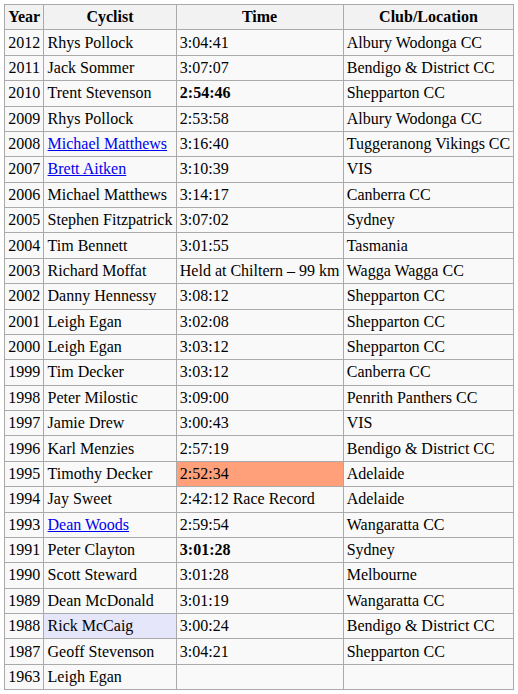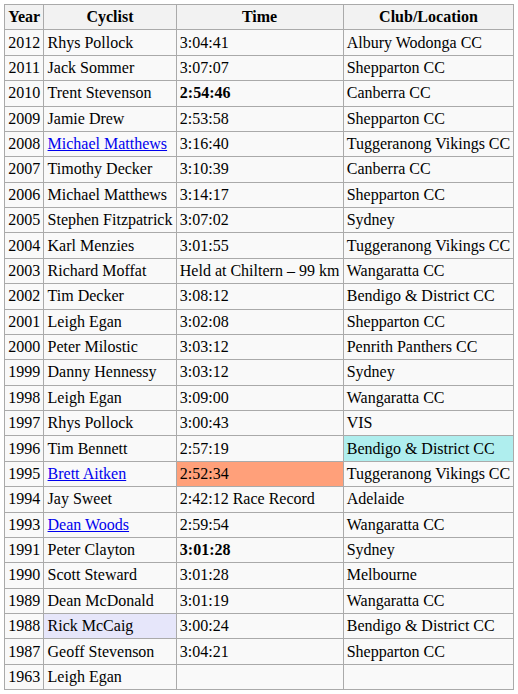(421, 67) Bendigo & District CC -> (396, 67) Shepparton CC
(396, 93) Shepparton CC -> (389, 93) Canberra CC
(90, 118) Rhys Pollock -> (86, 118) Jamie Drew
(414, 118) Albury Wodonga CC -> (396, 118) Shepparton CC
(87, 169) Brett Aitken -> (100, 169) Timothy Decker
(360, 169) VIS -> (389, 169) Canberra CC
(389, 194) Canberra CC -> (396, 194) Shepparton CC
(88, 245) Tim Bennett -> (91, 245) Karl Menzies
(377, 245) Tasmania -> (428, 245) Tuggeranong Vikings CC
(405, 270) Wagga Wagga CC -> (396, 270) Wangaratta CC
(102, 296) Danny Hennessy -> (86, 296) Tim Decker
(396, 296) Shepparton CC -> (421, 296) Bendigo & District CC
(85, 347) Leigh Egan -> (93, 347) Peter Milostic
(396, 347) Shepparton CC -> (412, 347) Penrith Panthers CC
(86, 372) Tim Decker -> (102, 372) Danny Hennessy
(389, 372) Canberra CC -> (371, 372) Sydney
(93, 397) Peter Milostic -> (85, 397) Leigh Egan
(412, 397) Penrith Panthers CC -> (396, 397) Wangaratta CC
(86, 423) Jamie Drew -> (90, 423) Rhys Pollock
(91, 448) Karl Menzies -> (88, 448) Tim Bennett
(421, 448) no background -> (421, 448) paleturquoise background
(100, 473) Timothy Decker -> (87, 473) Brett Aitken
(376, 473) Adelaide -> (428, 473) Tuggeranong Vikings CC
